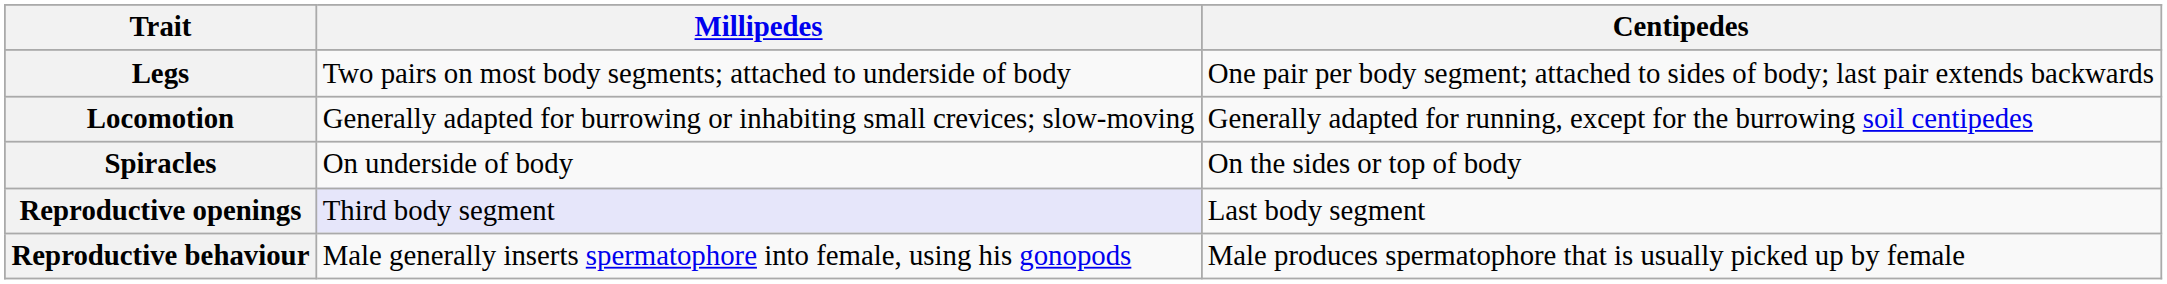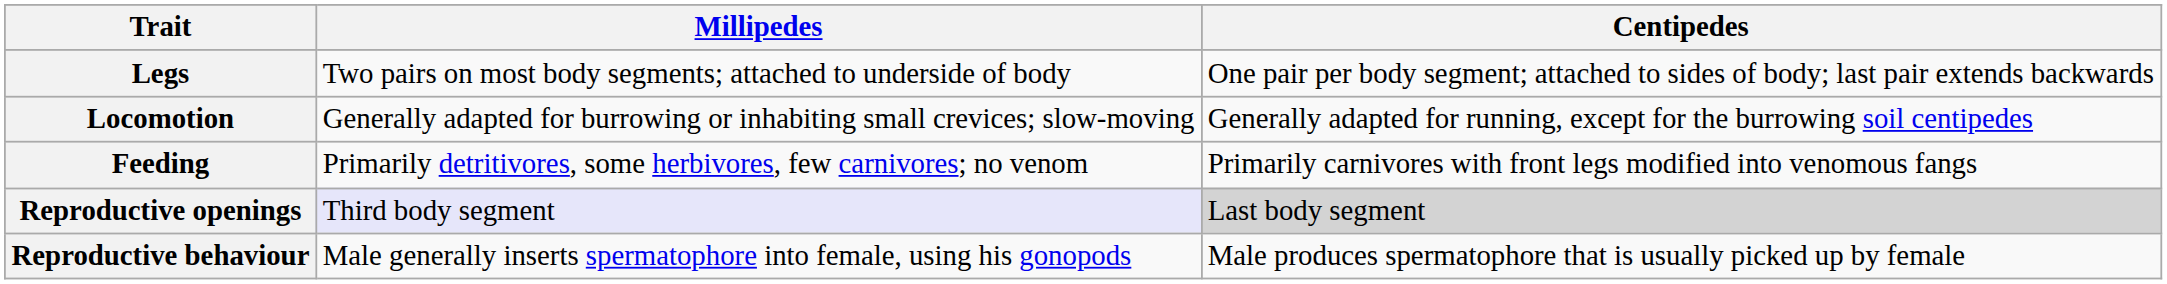+ row: (160, 164)
- row: (160, 164)
(1317, 210) no background -> (1317, 210) lightgrey background
